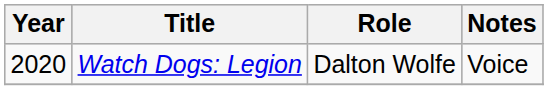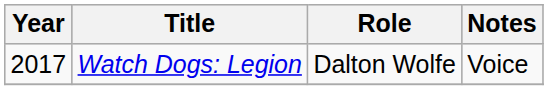(38, 63) 2020 -> (38, 63) 2017
